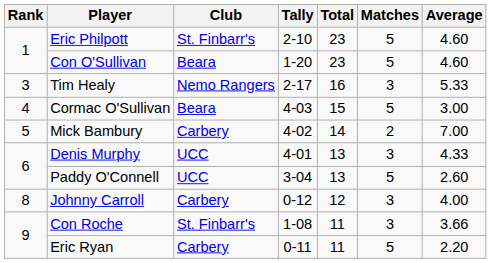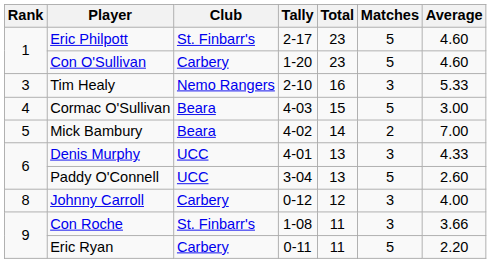(298, 39) 2-10 -> (298, 39) 2-17
(196, 62) Beara -> (203, 62) Carbery
(298, 85) 2-17 -> (298, 85) 2-10
(203, 131) Carbery -> (196, 131) Beara
